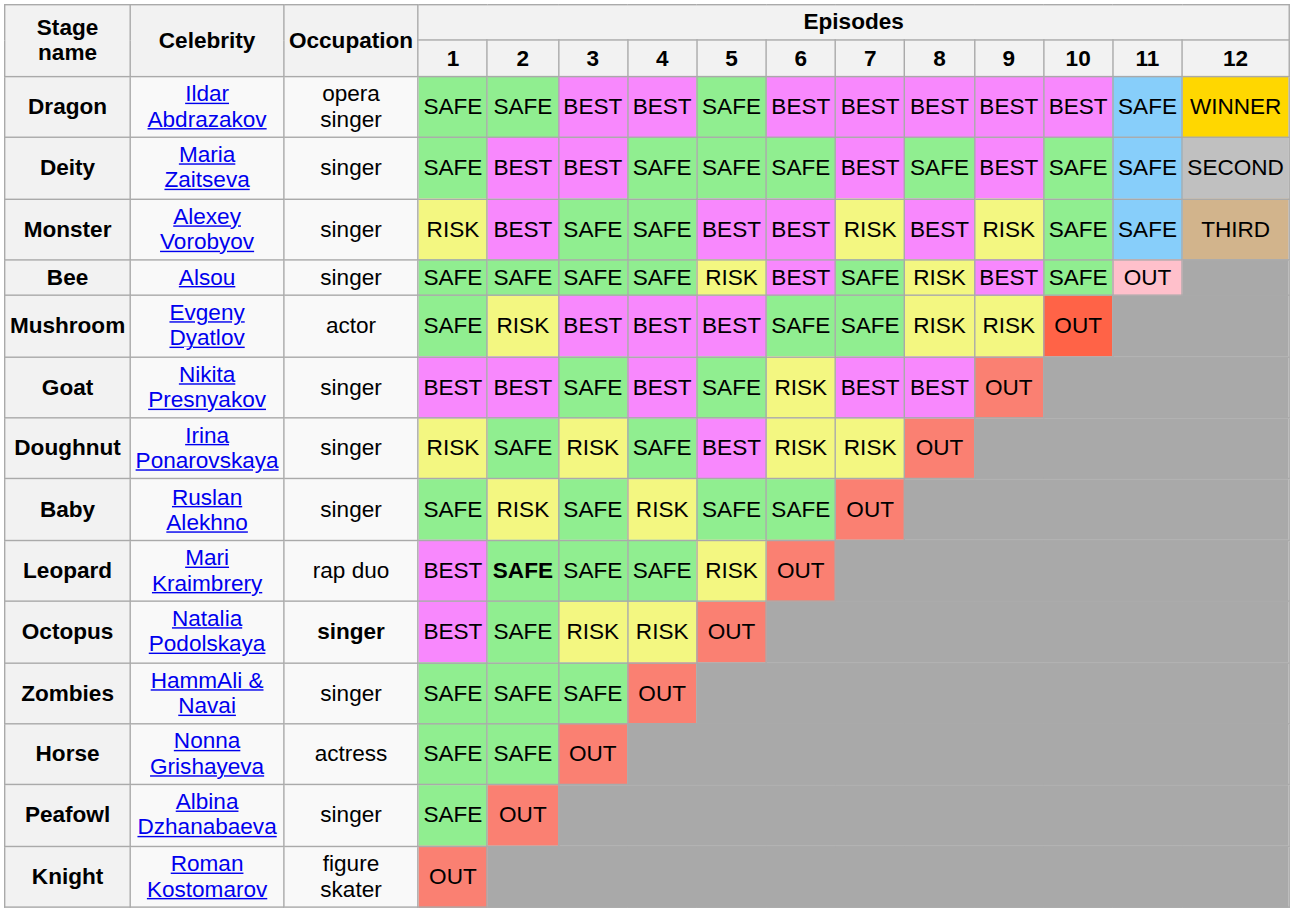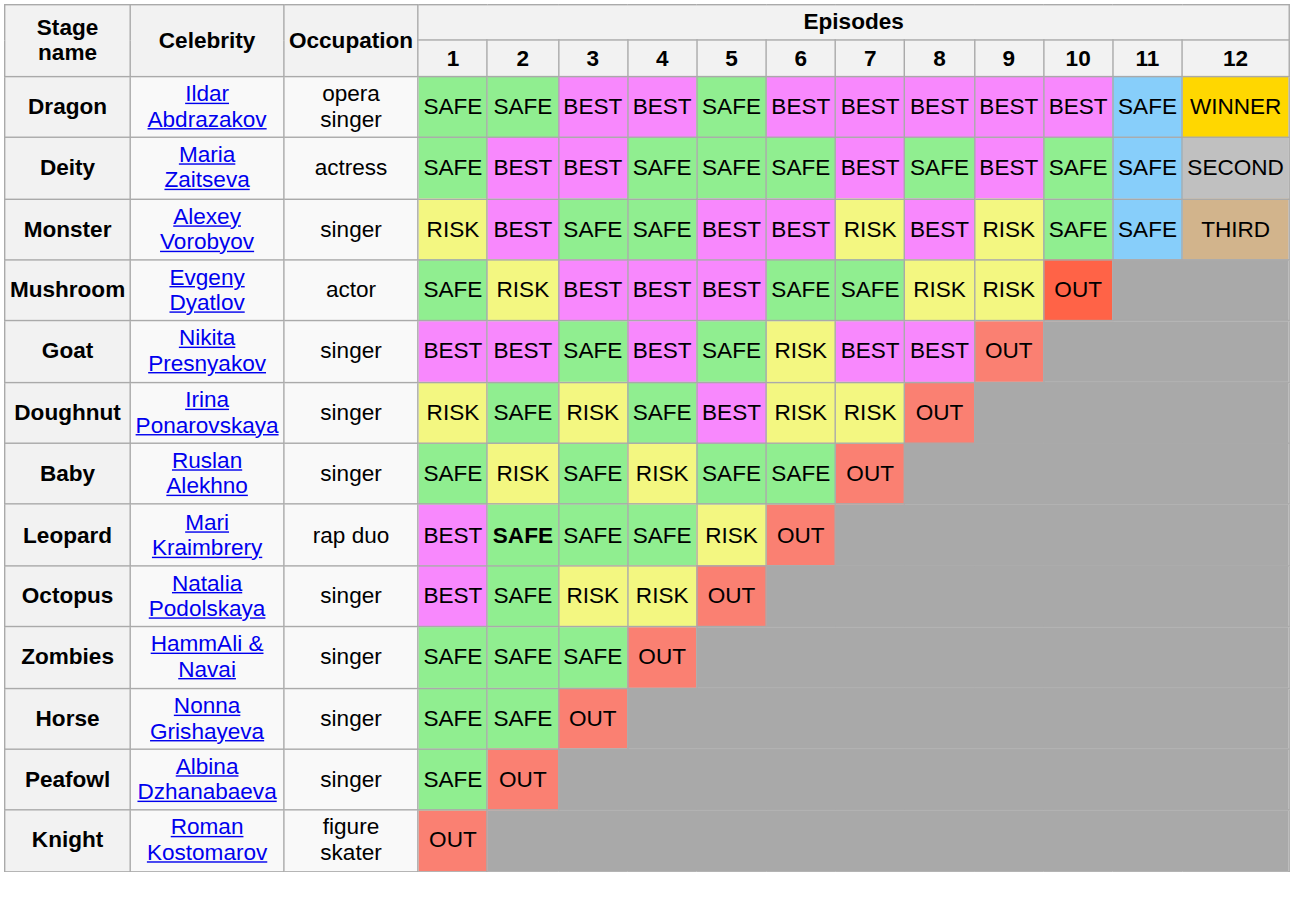(351, 167) singer -> (351, 167) actress
- row: (68, 277)
(351, 631) bold -> (351, 595) normal
(351, 754) actress -> (351, 718) singer
